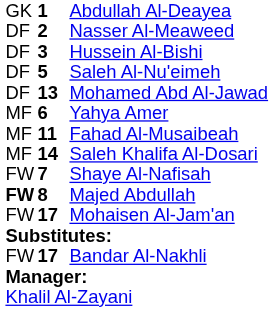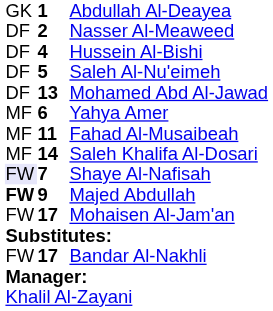(43, 51) 3 -> (43, 51) 4
(20, 174) no background -> (20, 174) lavender background
(43, 195) 8 -> (43, 195) 9
